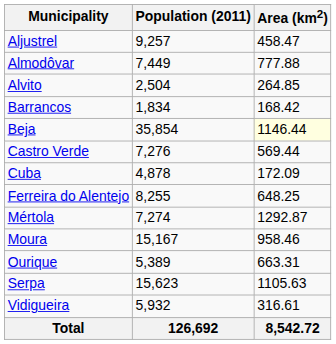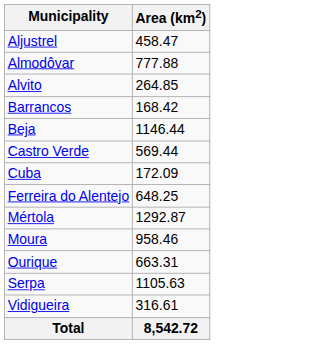- column: (193, 17)
(282, 129) lightyellow background -> (160, 129) no background
